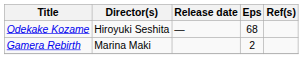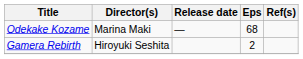(132, 29) Hiroyuki Seshita -> (123, 29) Marina Maki
(123, 45) Marina Maki -> (132, 45) Hiroyuki Seshita
